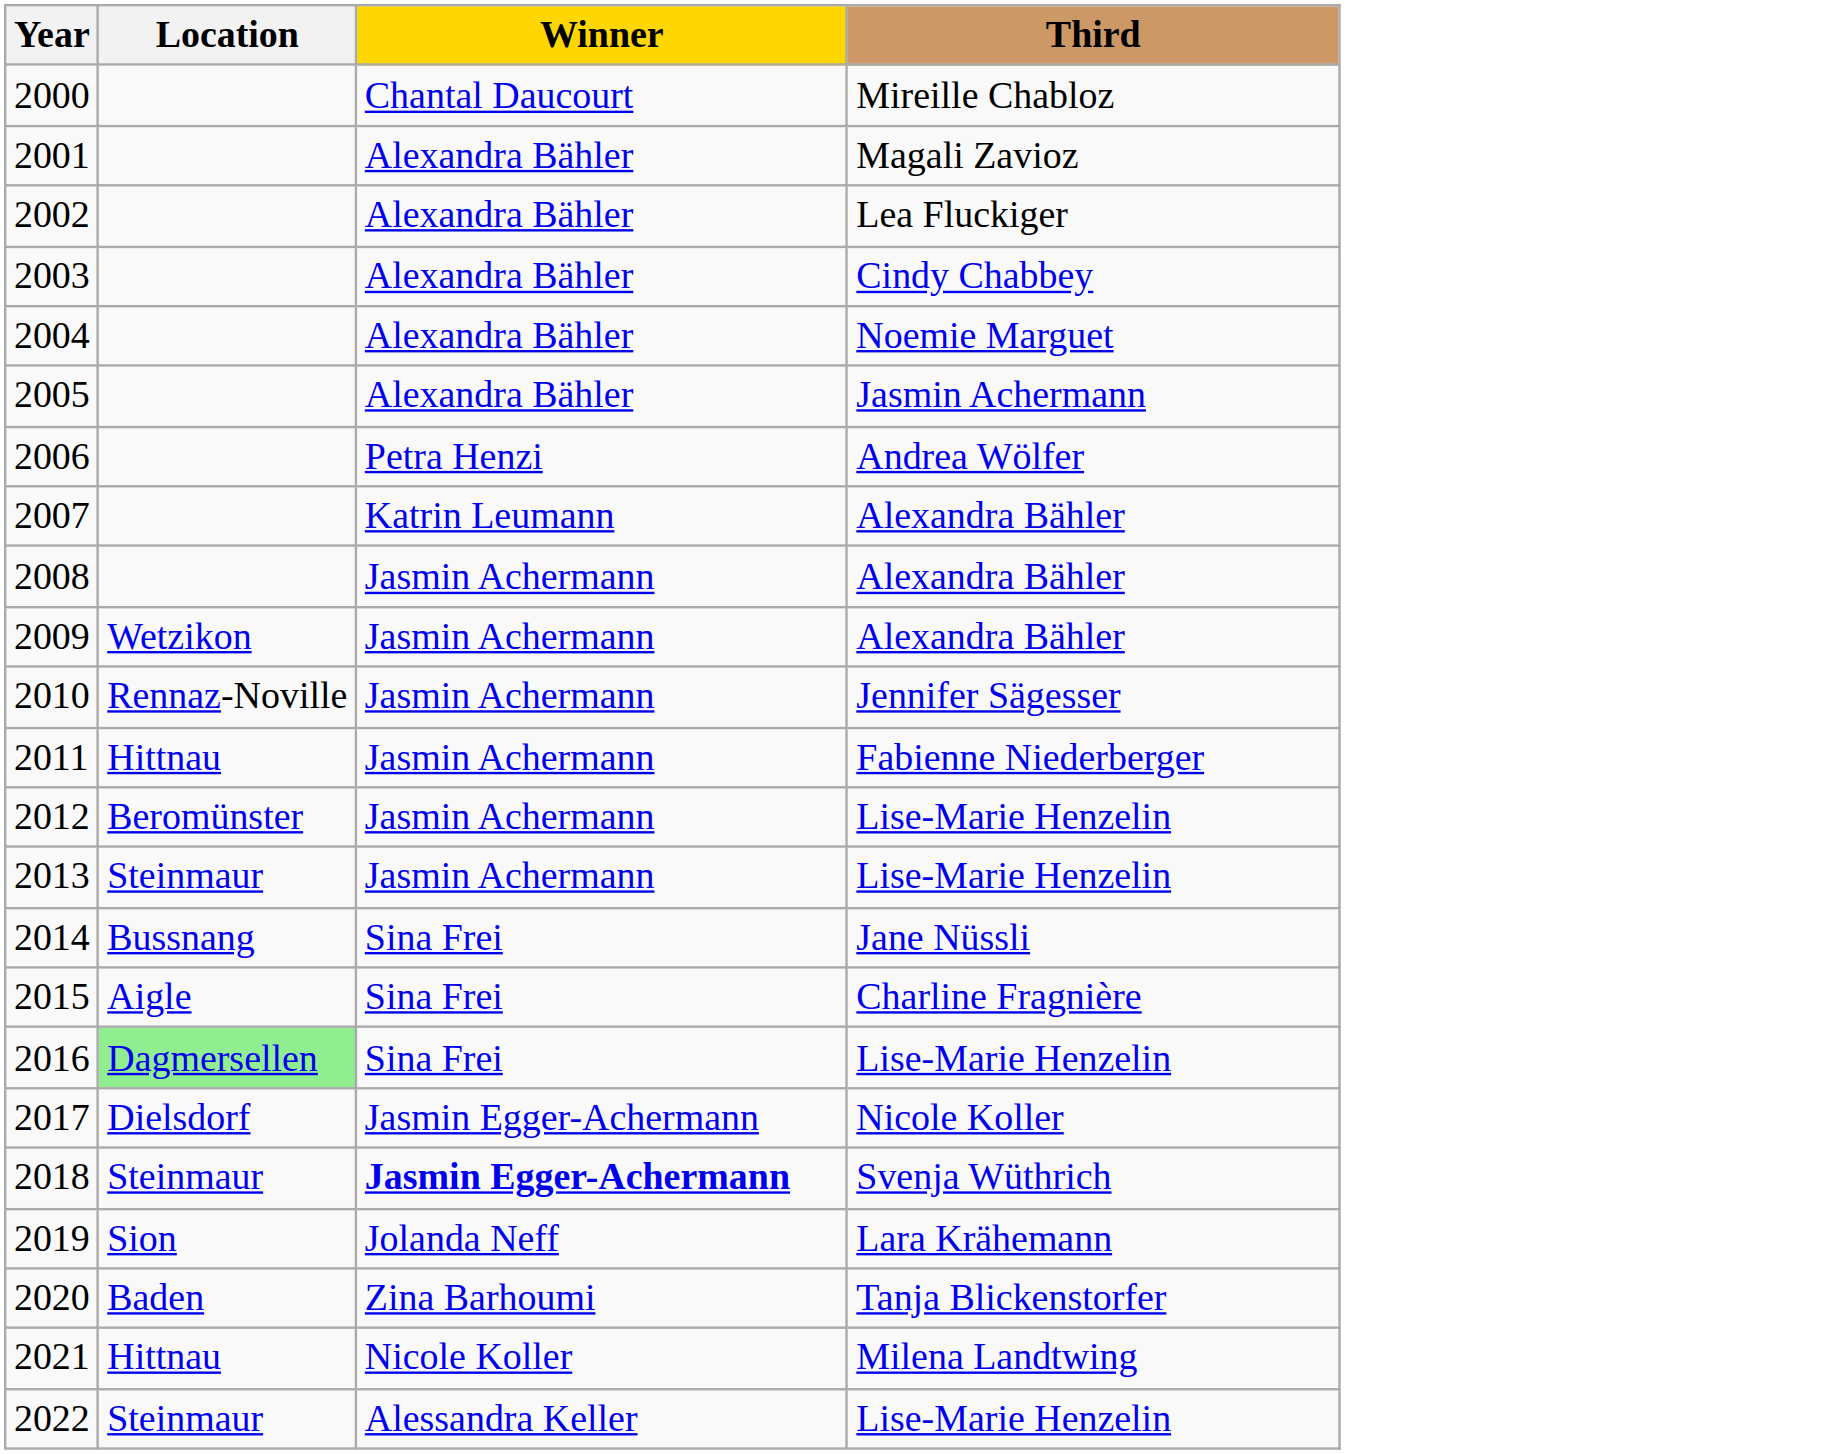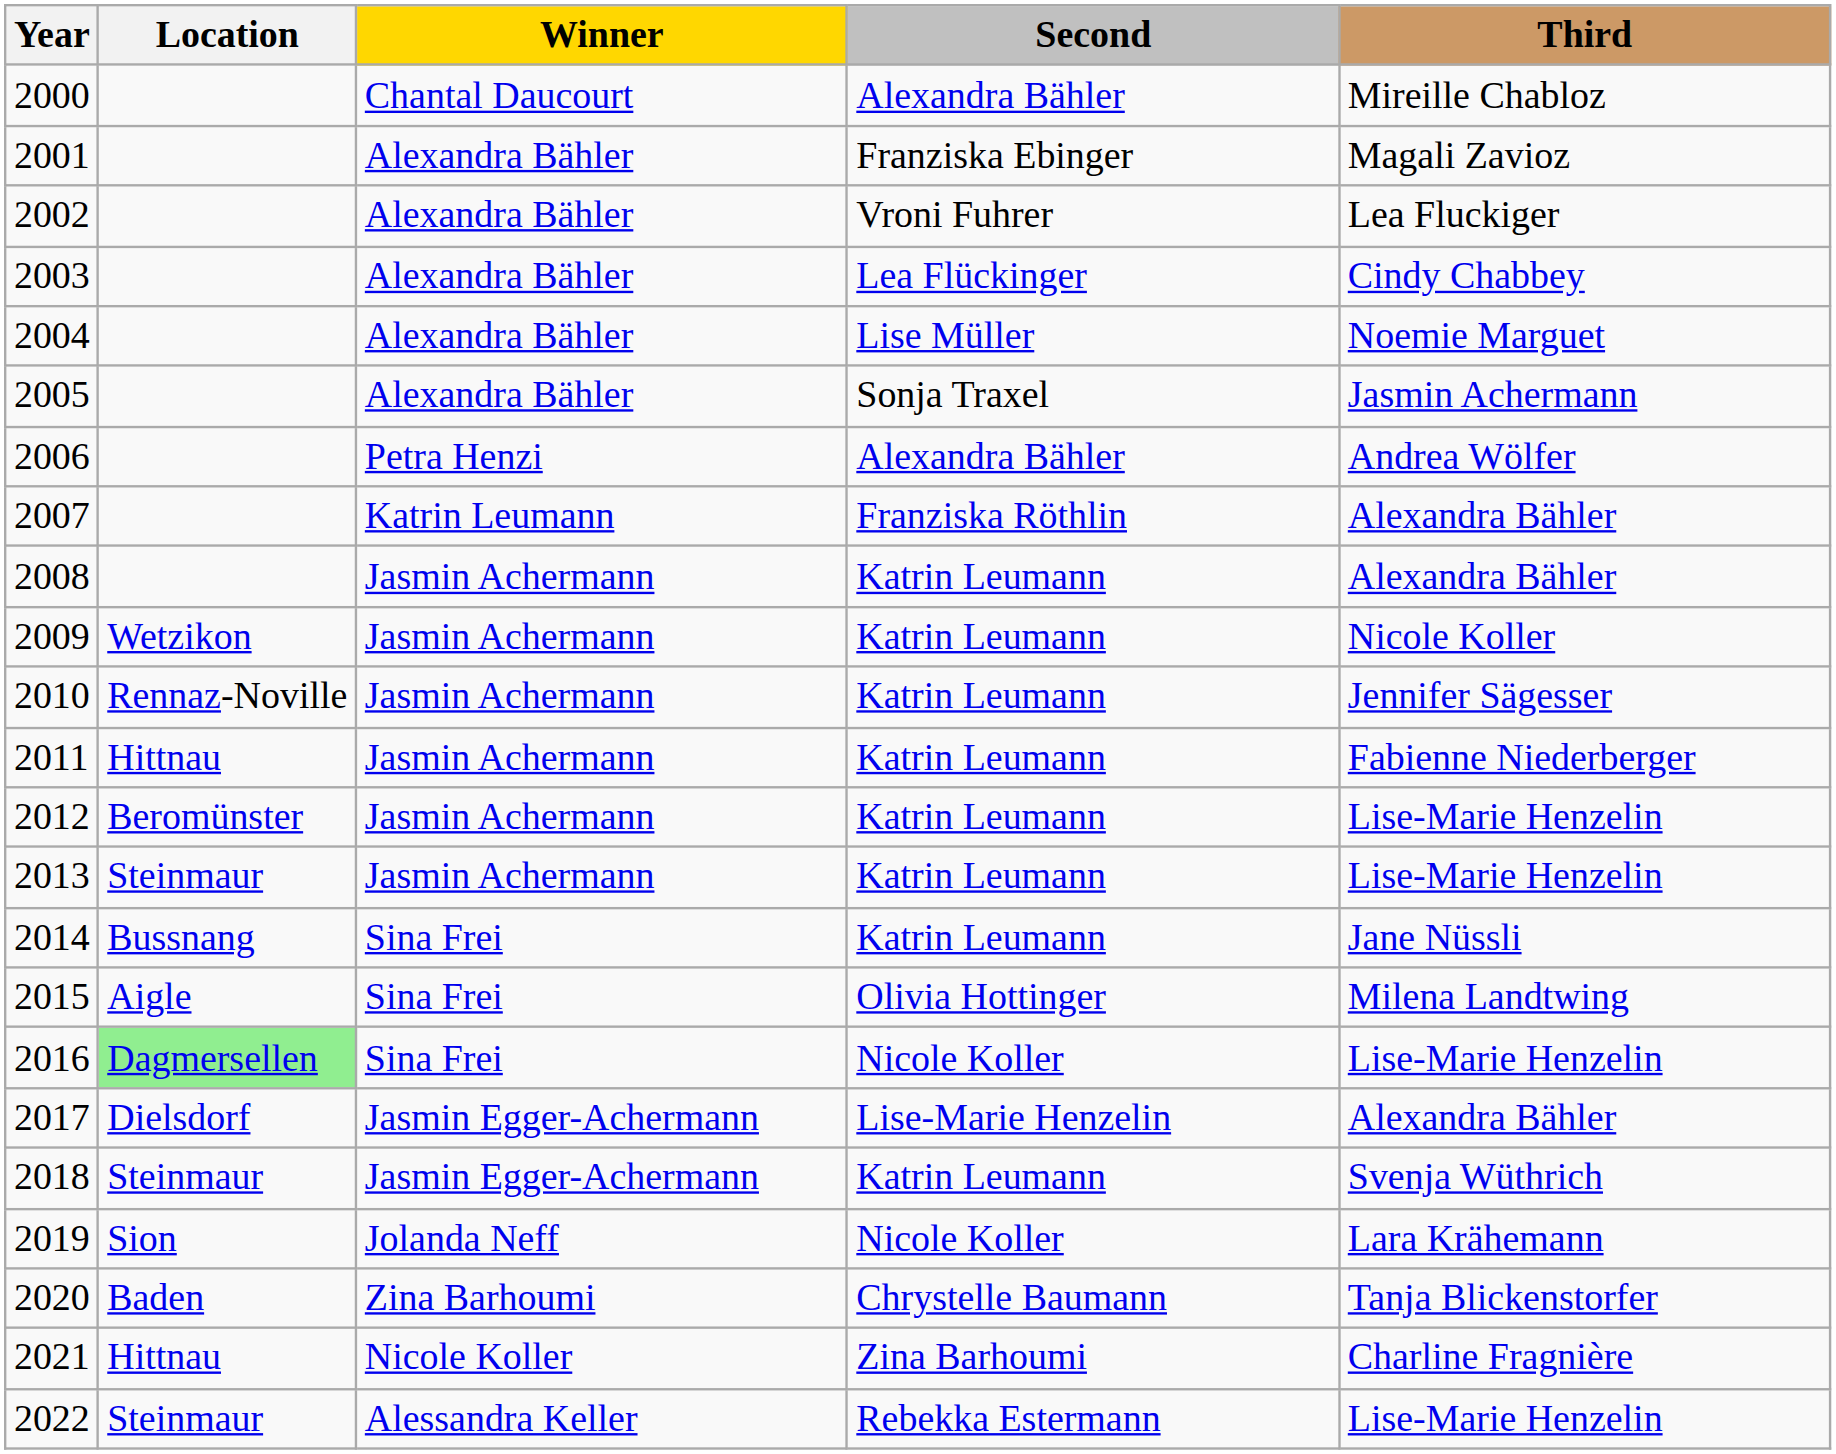+ column: (1093, 34)
(991, 635) Alexandra Bähler -> (1452, 635) Nicole Koller
(999, 996) Charline Fragnière -> (1488, 996) Milena Landtwing
(960, 1117) Nicole Koller -> (1482, 1117) Alexandra Bähler
(577, 1177) bold -> (562, 1177) normal
(997, 1357) Milena Landtwing -> (1490, 1357) Charline Fragnière
